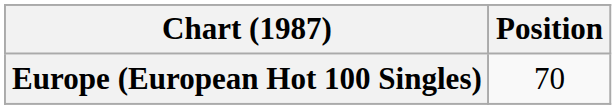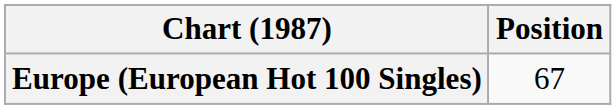(550, 78) 70 -> (550, 78) 67
